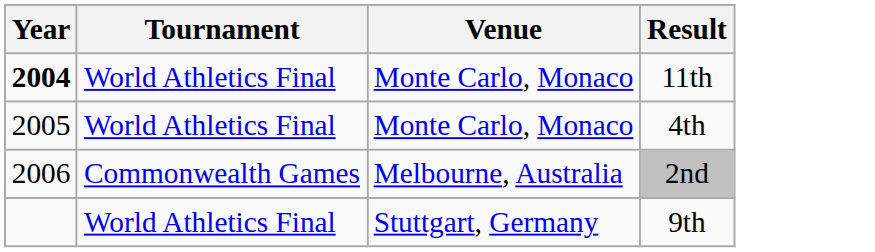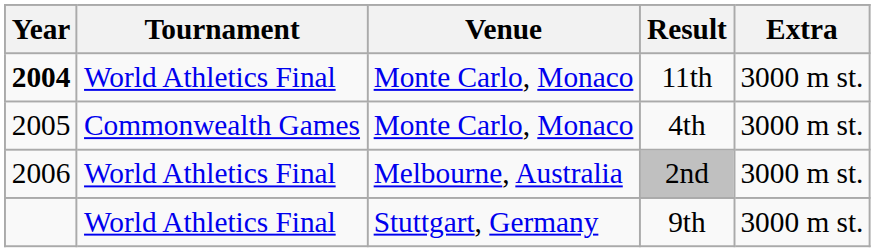+ column: (802, 28)
(210, 125) World Athletics Final -> (222, 125) Commonwealth Games
(222, 173) Commonwealth Games -> (210, 173) World Athletics Final
